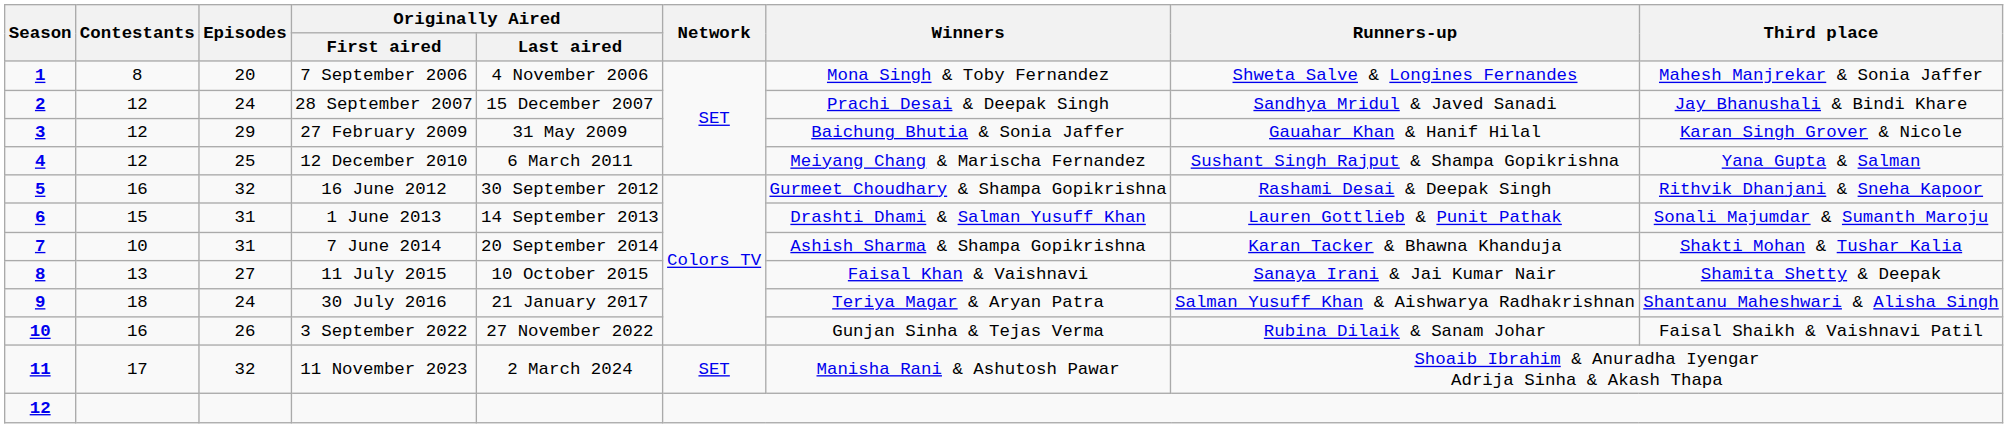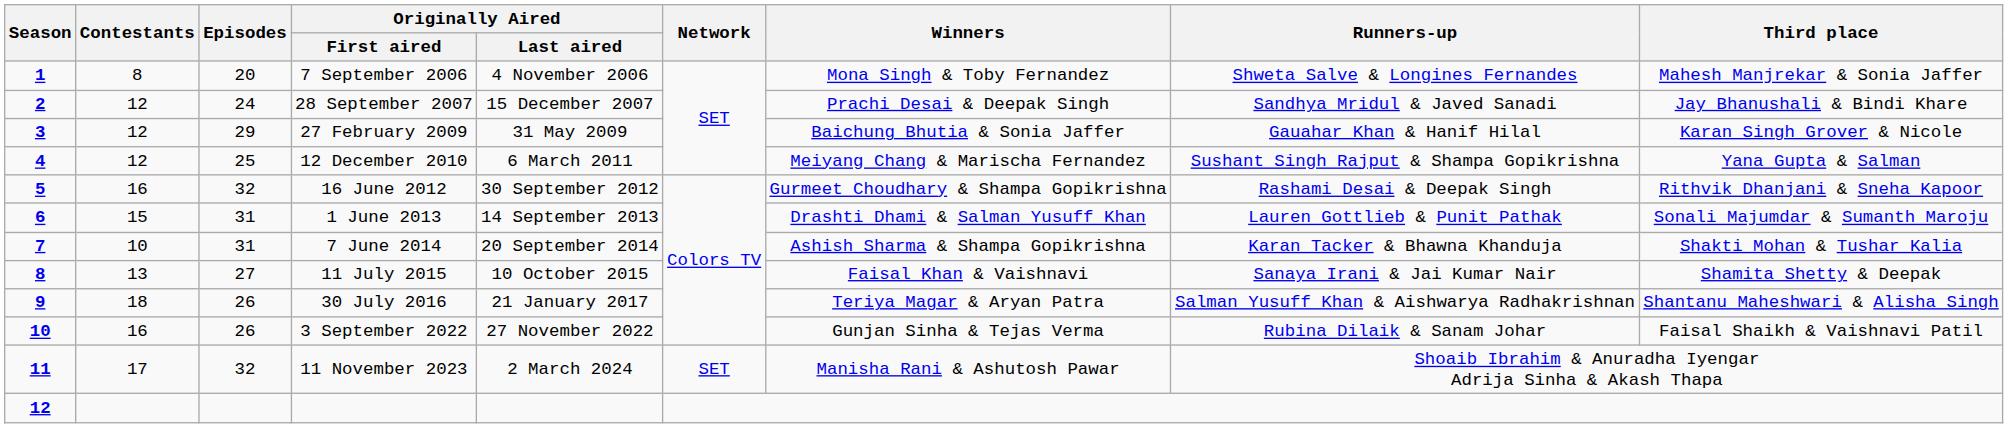(245, 303) 24 -> (245, 303) 26
